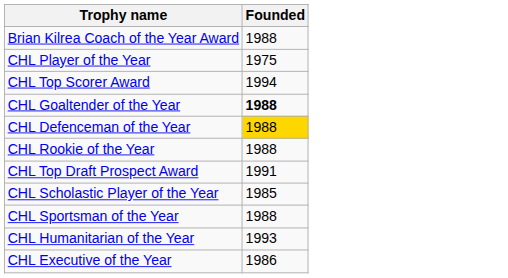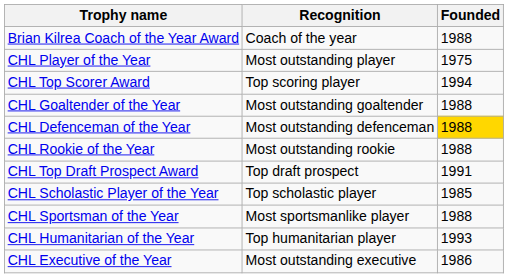+ column: (340, 15)
(261, 104) bold -> (456, 104) normal
